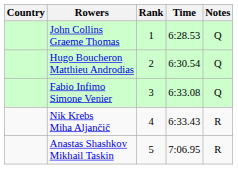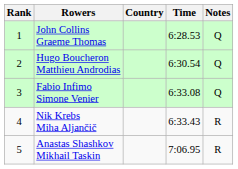columns swapped: (151, 12) <-> (26, 12)
